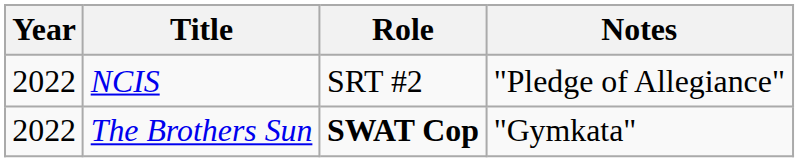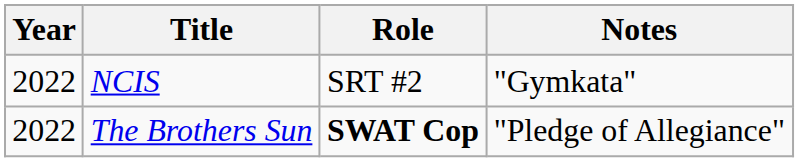(639, 80) "Pledge of Allegiance" -> (565, 80) "Gymkata"
(565, 130) "Gymkata" -> (639, 130) "Pledge of Allegiance"
